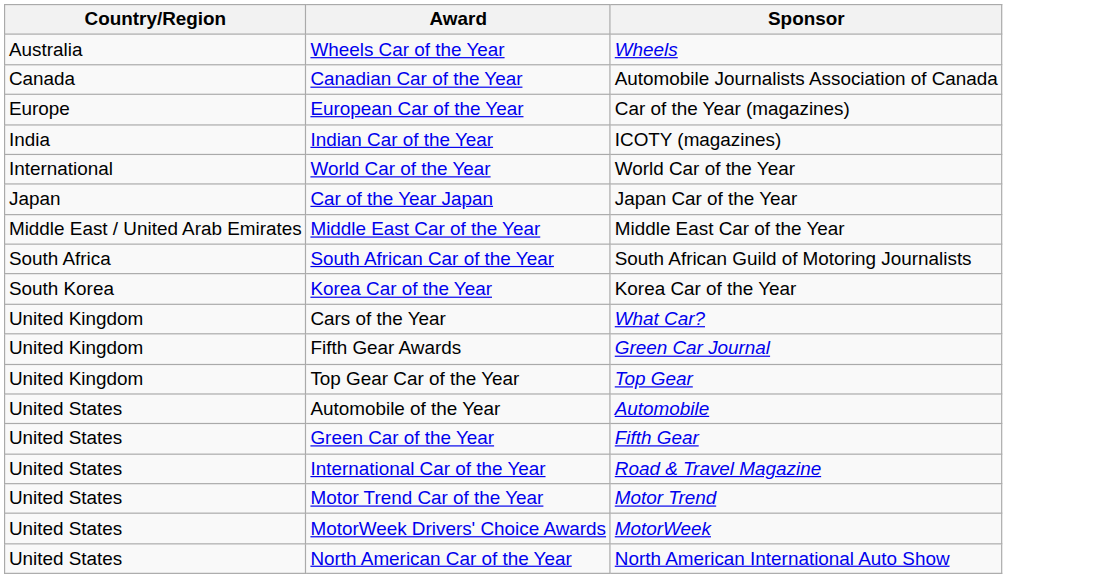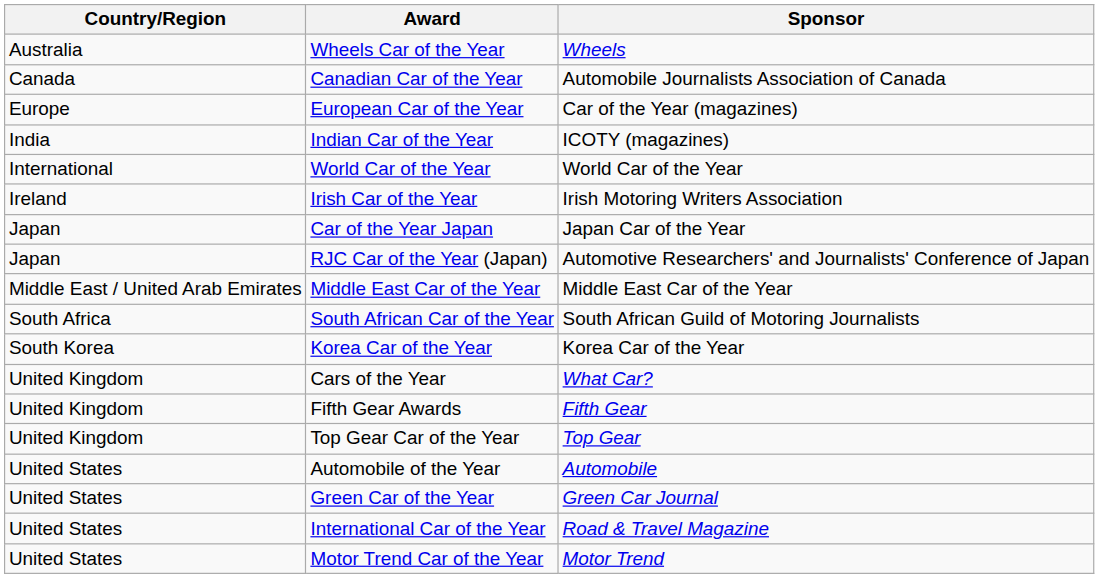+ row: (394, 199)
+ row: (429, 259)
(692, 348) Green Car Journal -> (605, 408) Fifth Gear
(657, 438) Fifth Gear -> (640, 498) Green Car Journal
- row: (458, 528)
- row: (441, 558)
